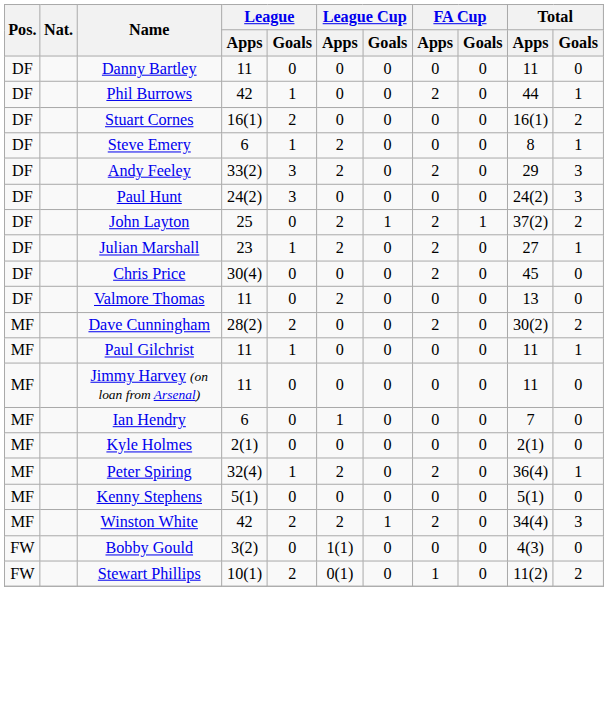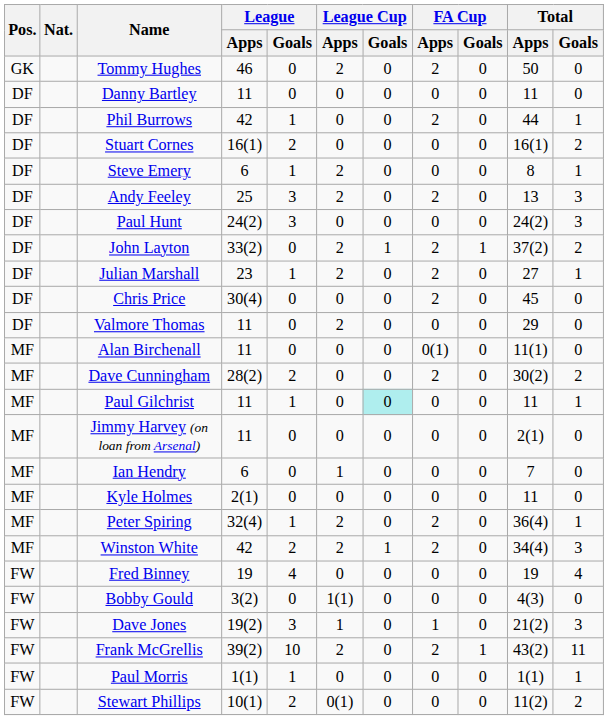+ row: (149, 68)
(245, 171) 33(2) -> (245, 196) 25
(531, 171) 29 -> (531, 196) 13
(245, 222) 25 -> (245, 247) 33(2)
(531, 299) 13 -> (531, 324) 29
+ row: (149, 350)
(388, 350) no background -> (388, 401) paleturquoise background
(531, 385) 11 -> (531, 436) 2(1)
(531, 445) 2(1) -> (531, 496) 11
- row: (149, 496)
+ row: (149, 573)
+ row: (149, 624)
+ row: (149, 650)
+ row: (149, 676)
(435, 573) 1 -> (435, 701) 0
